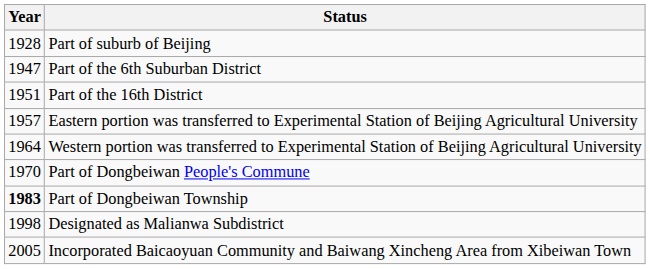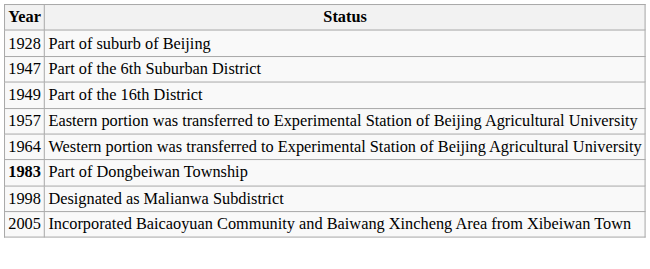(25, 95) 1951 -> (25, 95) 1949
- row: (179, 172)
